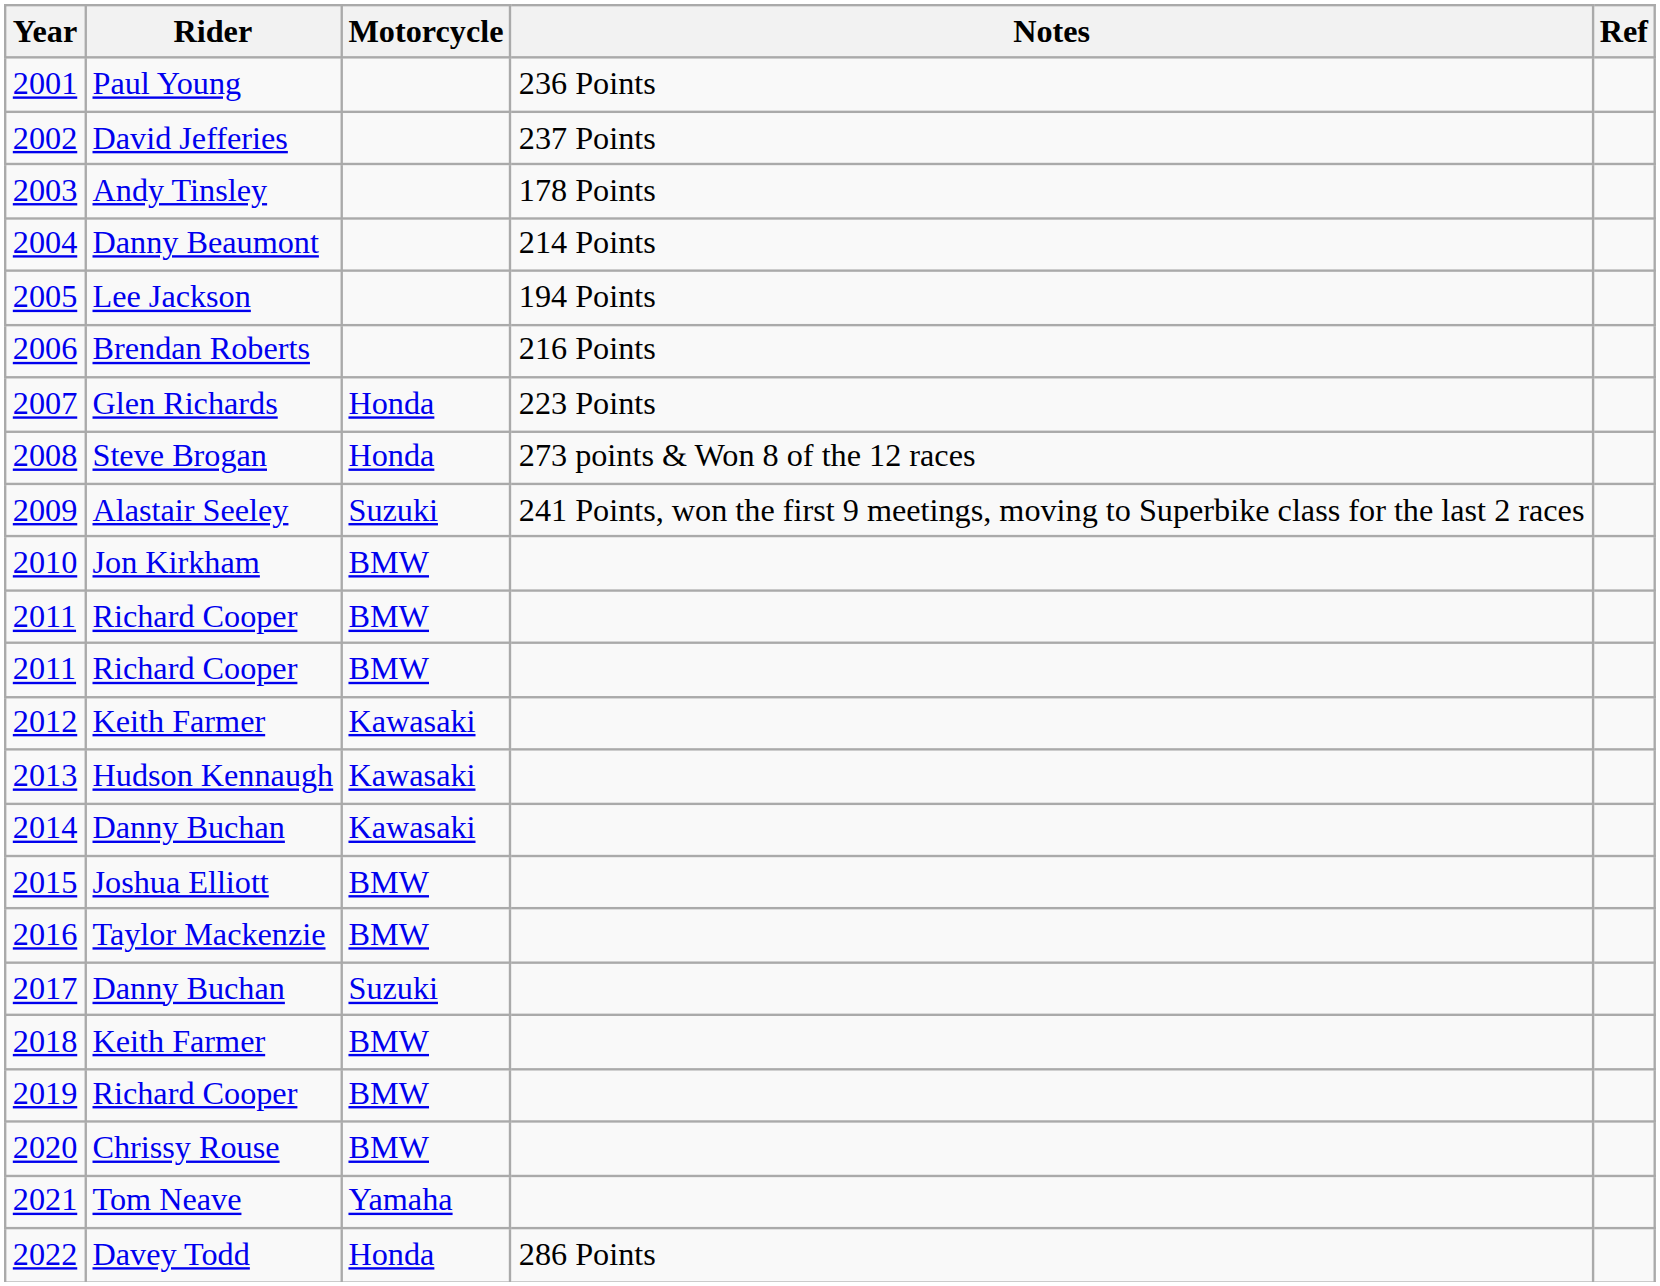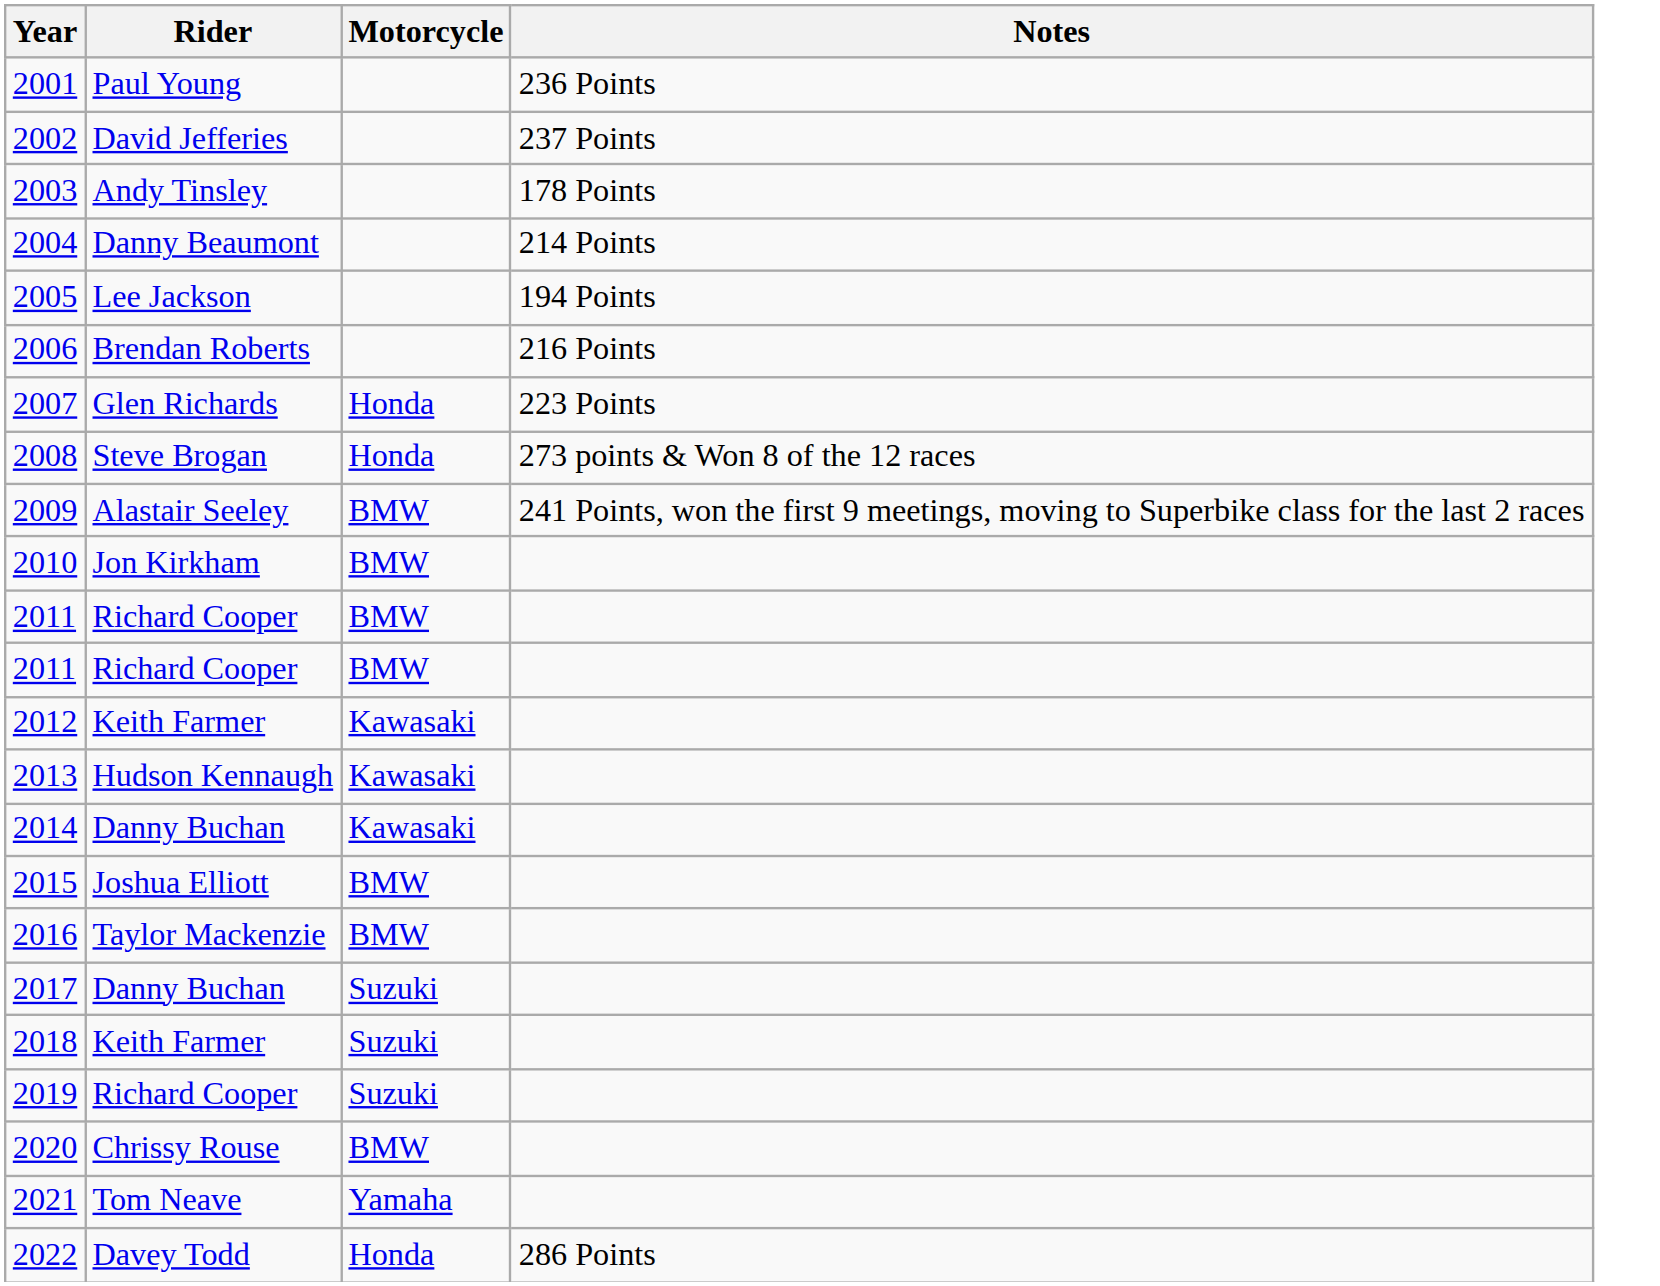- column: (1624, 30)
(393, 509) Suzuki -> (389, 509) BMW
(389, 1041) BMW -> (393, 1041) Suzuki
(389, 1094) BMW -> (393, 1094) Suzuki
